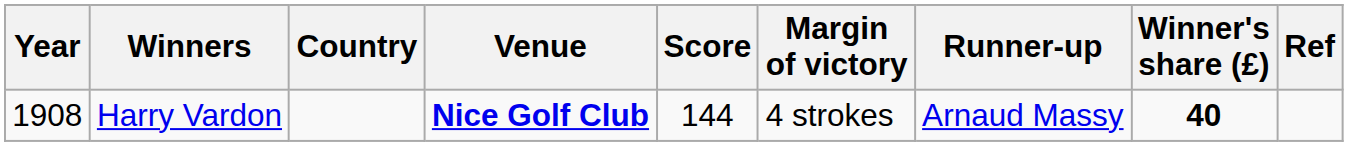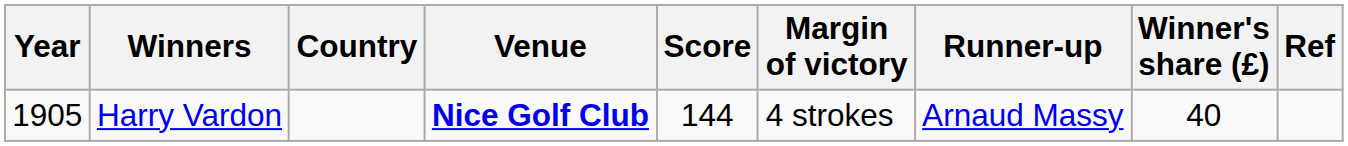(47, 114) 1908 -> (47, 114) 1905
(1204, 114) bold -> (1204, 114) normal
